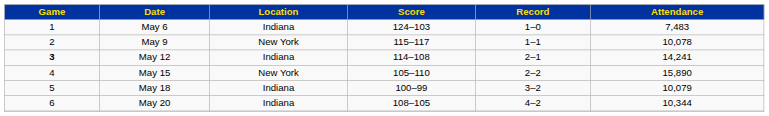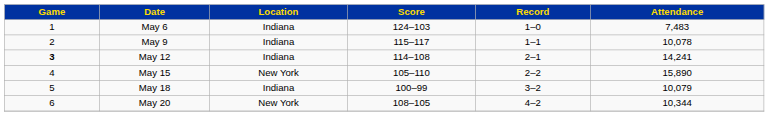(278, 42) New York -> (278, 42) Indiana
(278, 103) Indiana -> (278, 103) New York
